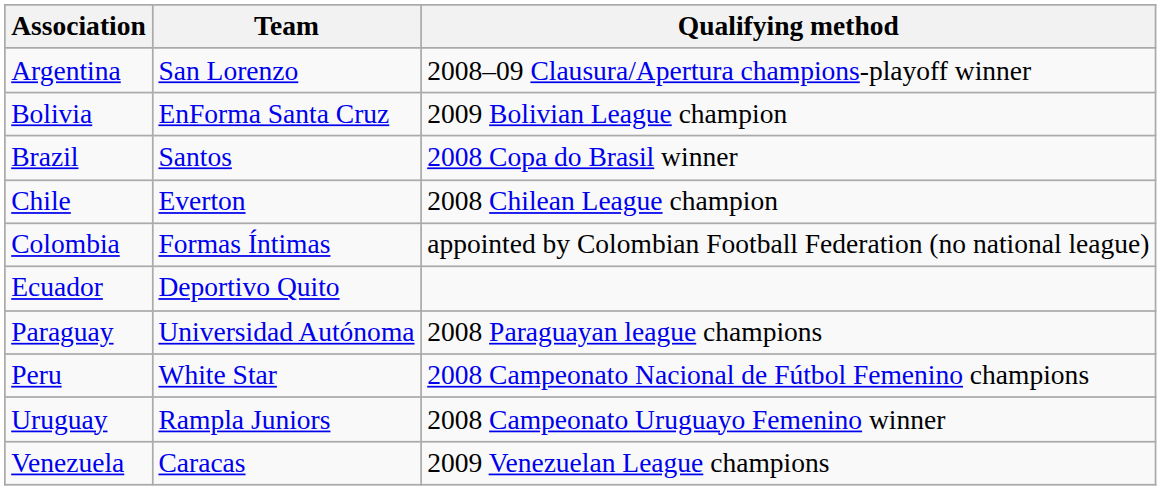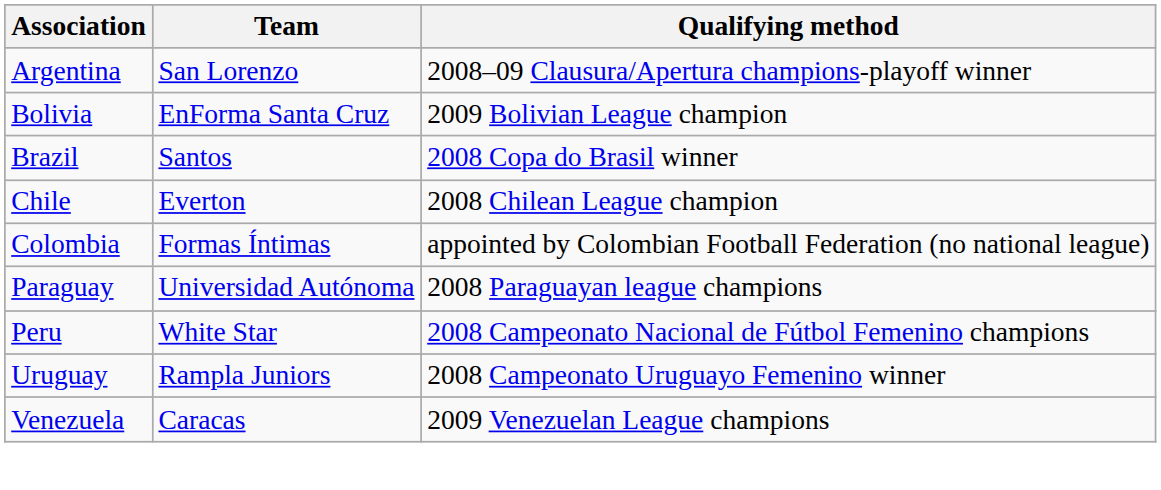- row: (57, 288)
